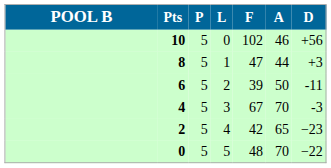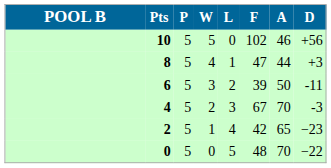+ column: (206, 17)
